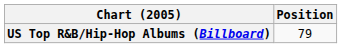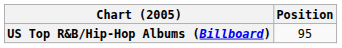(305, 33) 79 -> (305, 33) 95
